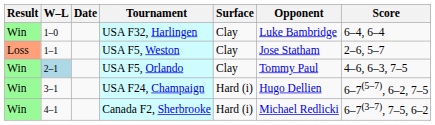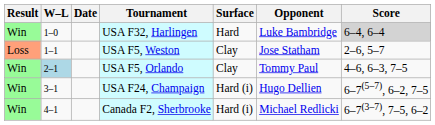(227, 31) Clay -> (228, 31) Hard
(364, 31) no background -> (364, 31) lightgrey background
